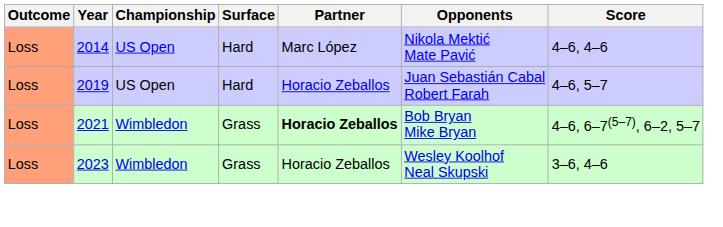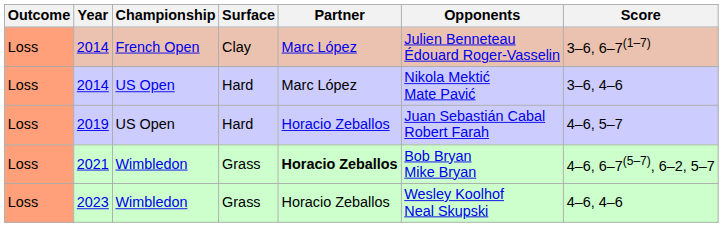+ row: (93, 46)
(580, 46) 4–6, 4–6 -> (595, 85) 3–6, 4–6
(580, 163) 3–6, 4–6 -> (595, 203) 4–6, 4–6
